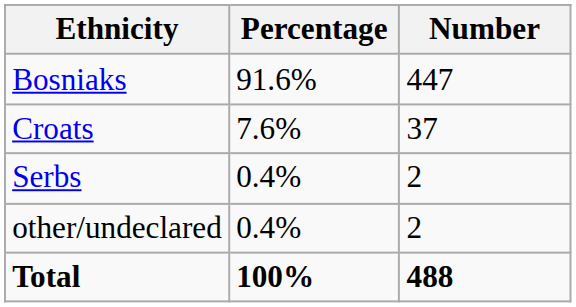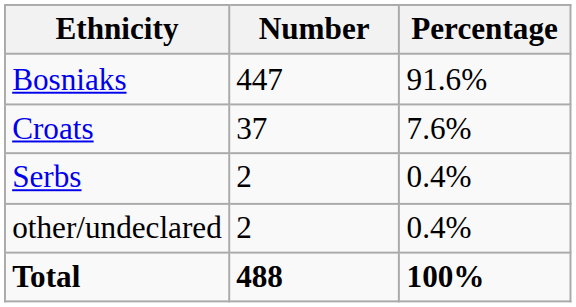columns swapped: (485, 29) <-> (314, 29)
